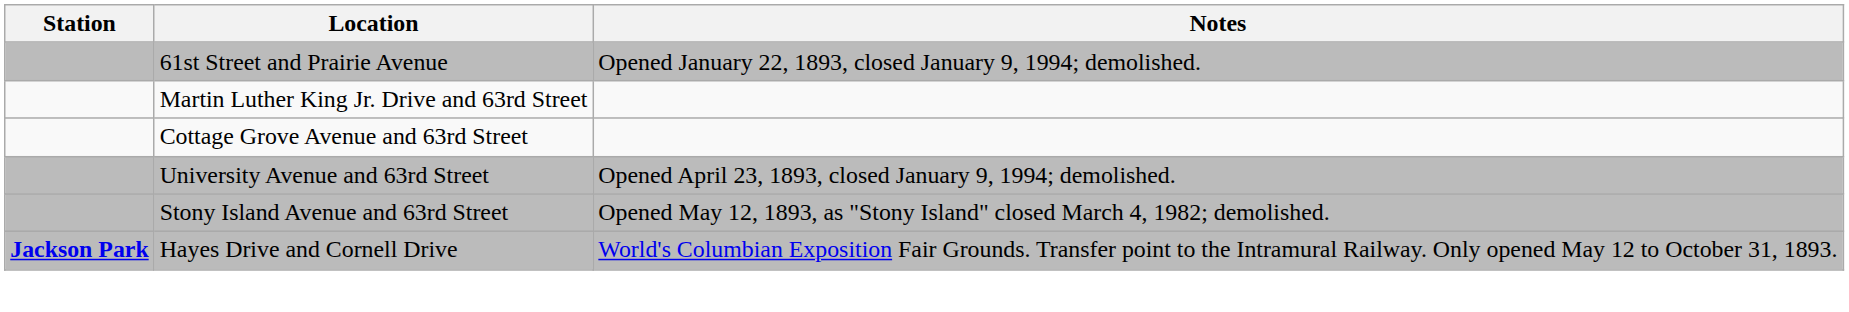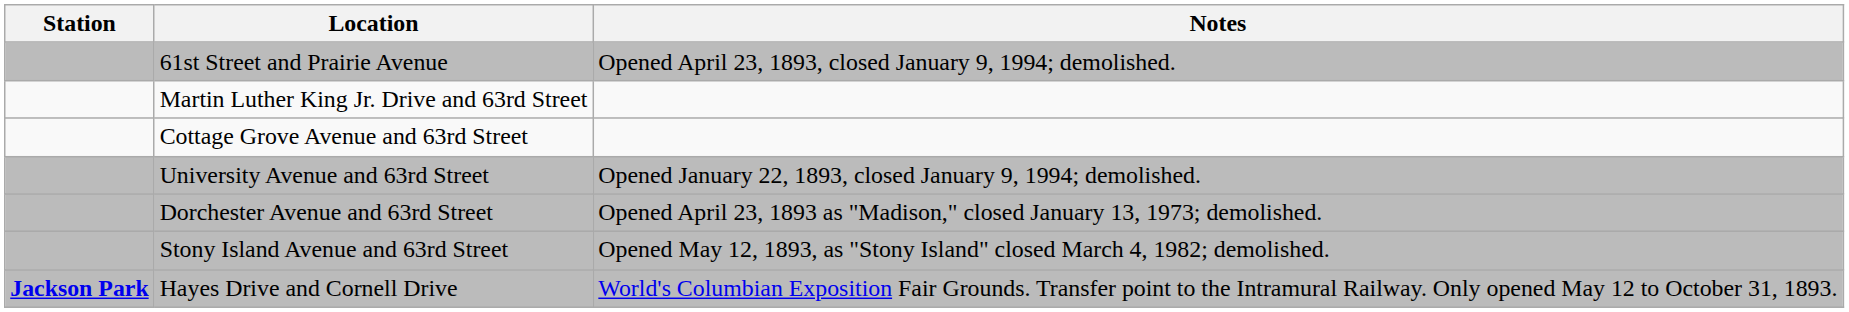(900, 61) Opened January 22, 1893, closed January 9, 1994; demolished. -> (887, 61) Opened April 23, 1893, closed January 9, 1994; demolished.
(887, 174) Opened April 23, 1893, closed January 9, 1994; demolished. -> (900, 174) Opened January 22, 1893, closed January 9, 1994; demolished.
+ row: (326, 212)
